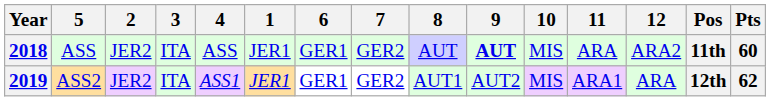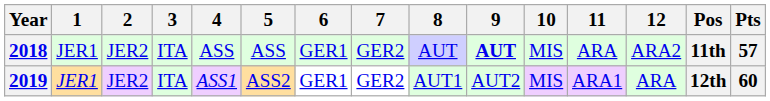columns swapped: (270, 19) <-> (79, 19)
(748, 50) 60 -> (748, 50) 57
(748, 80) 62 -> (748, 80) 60
